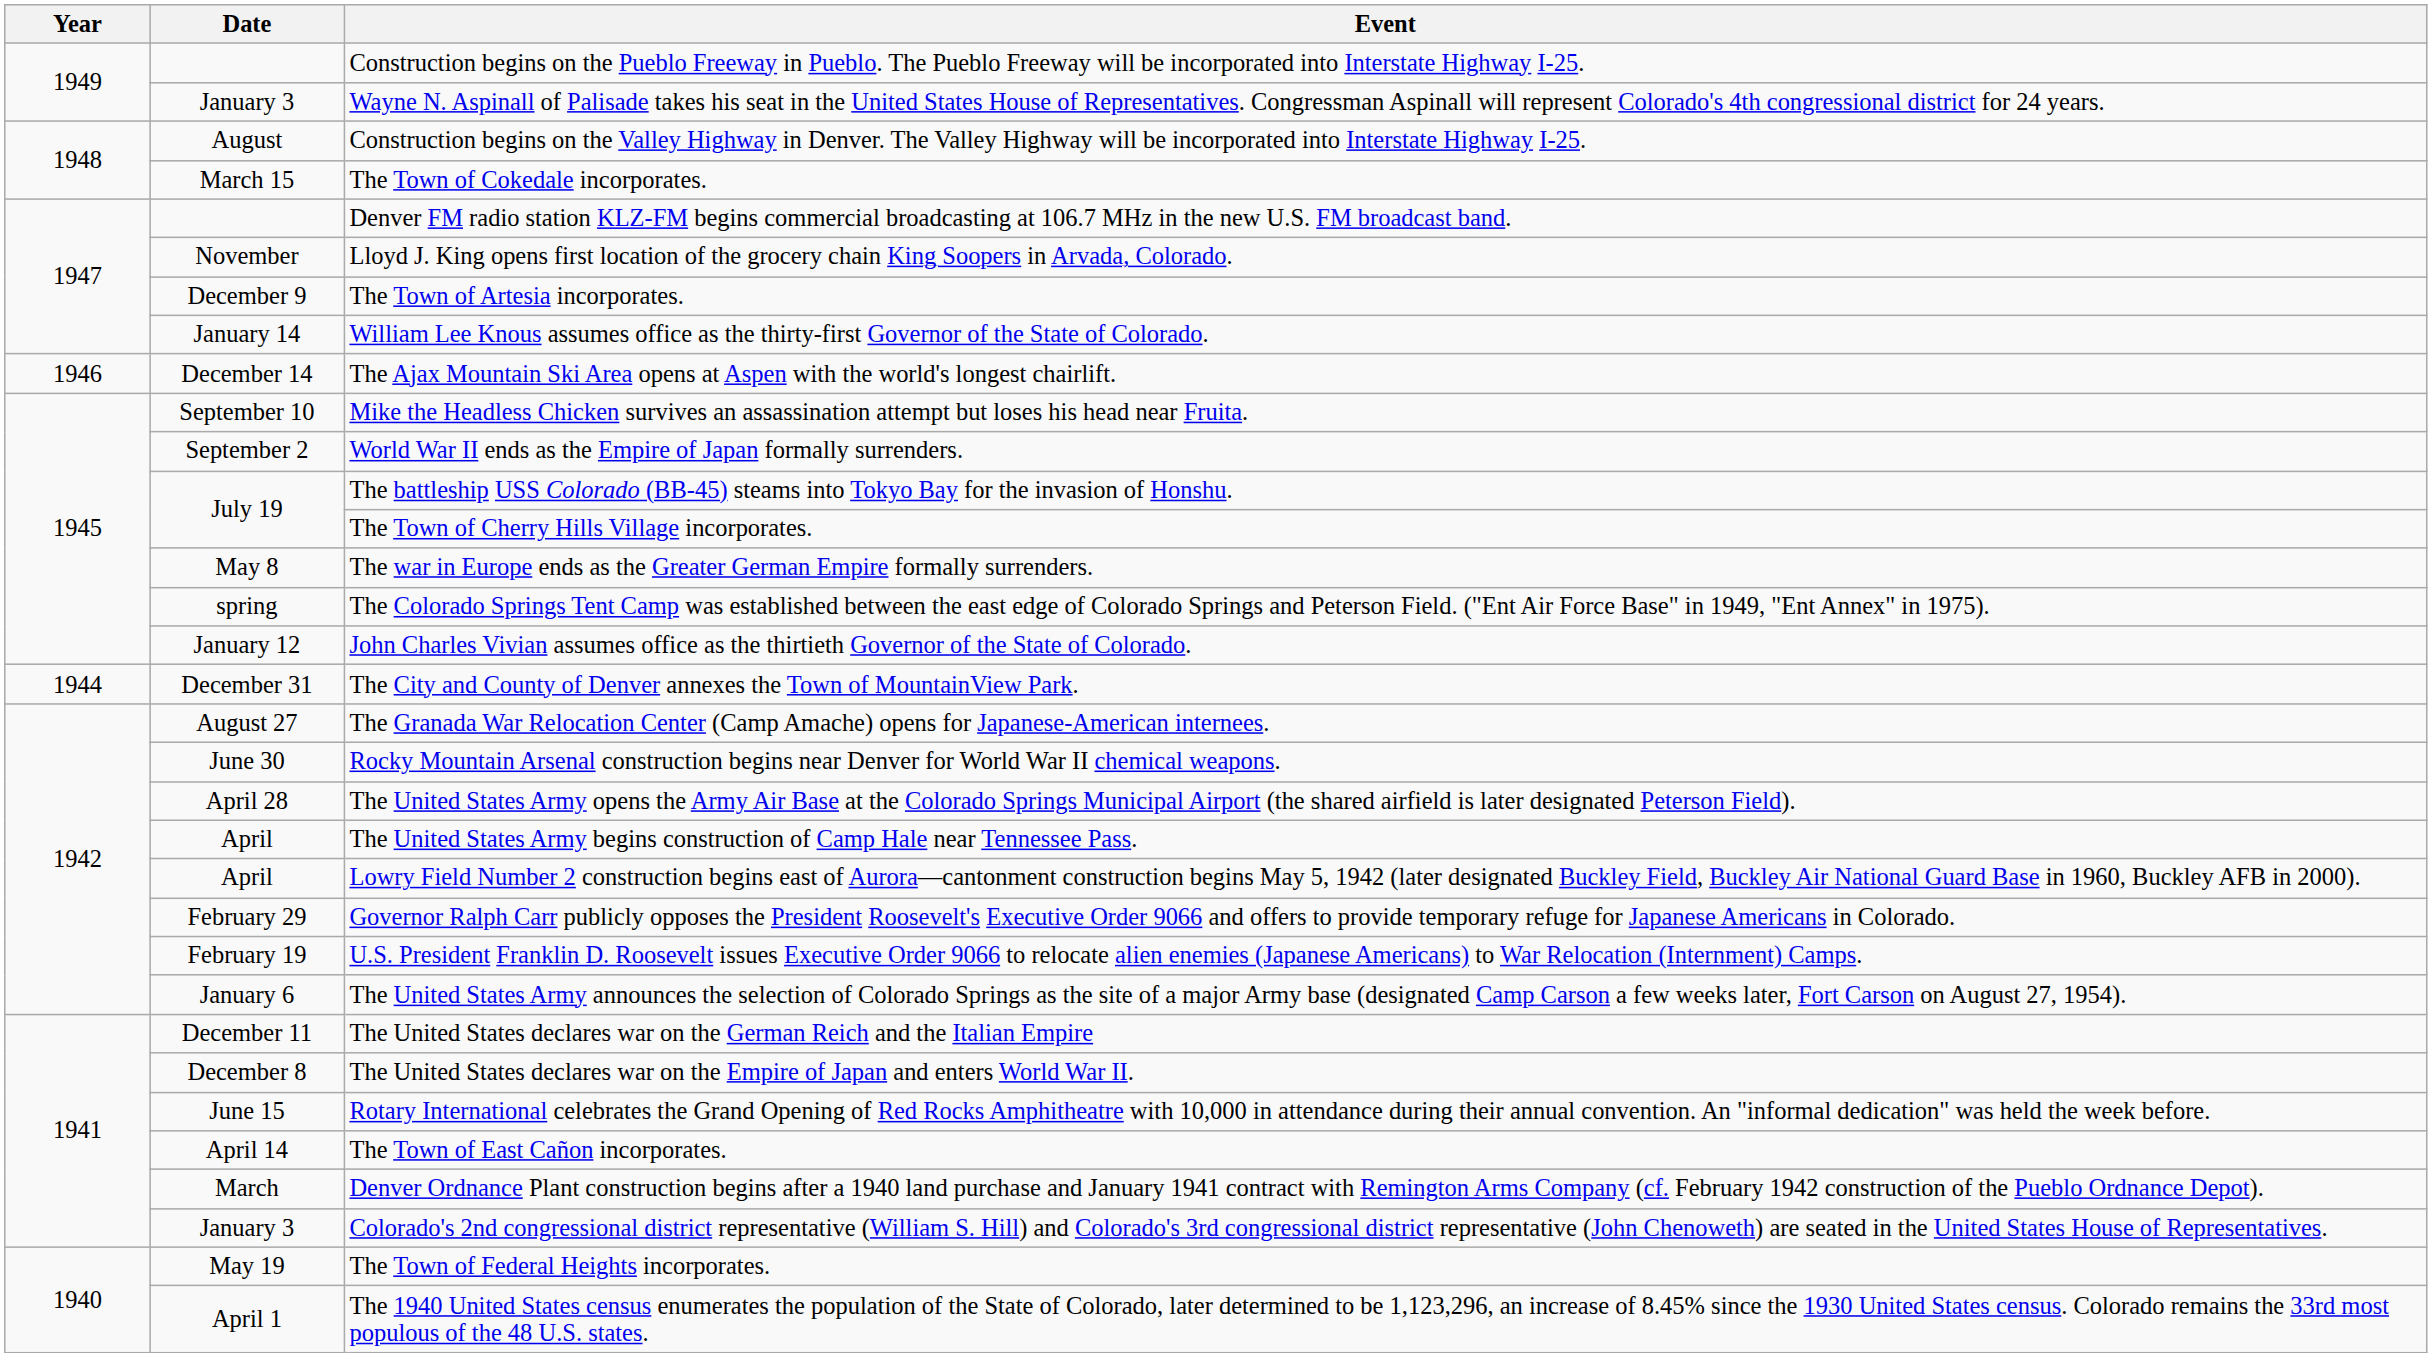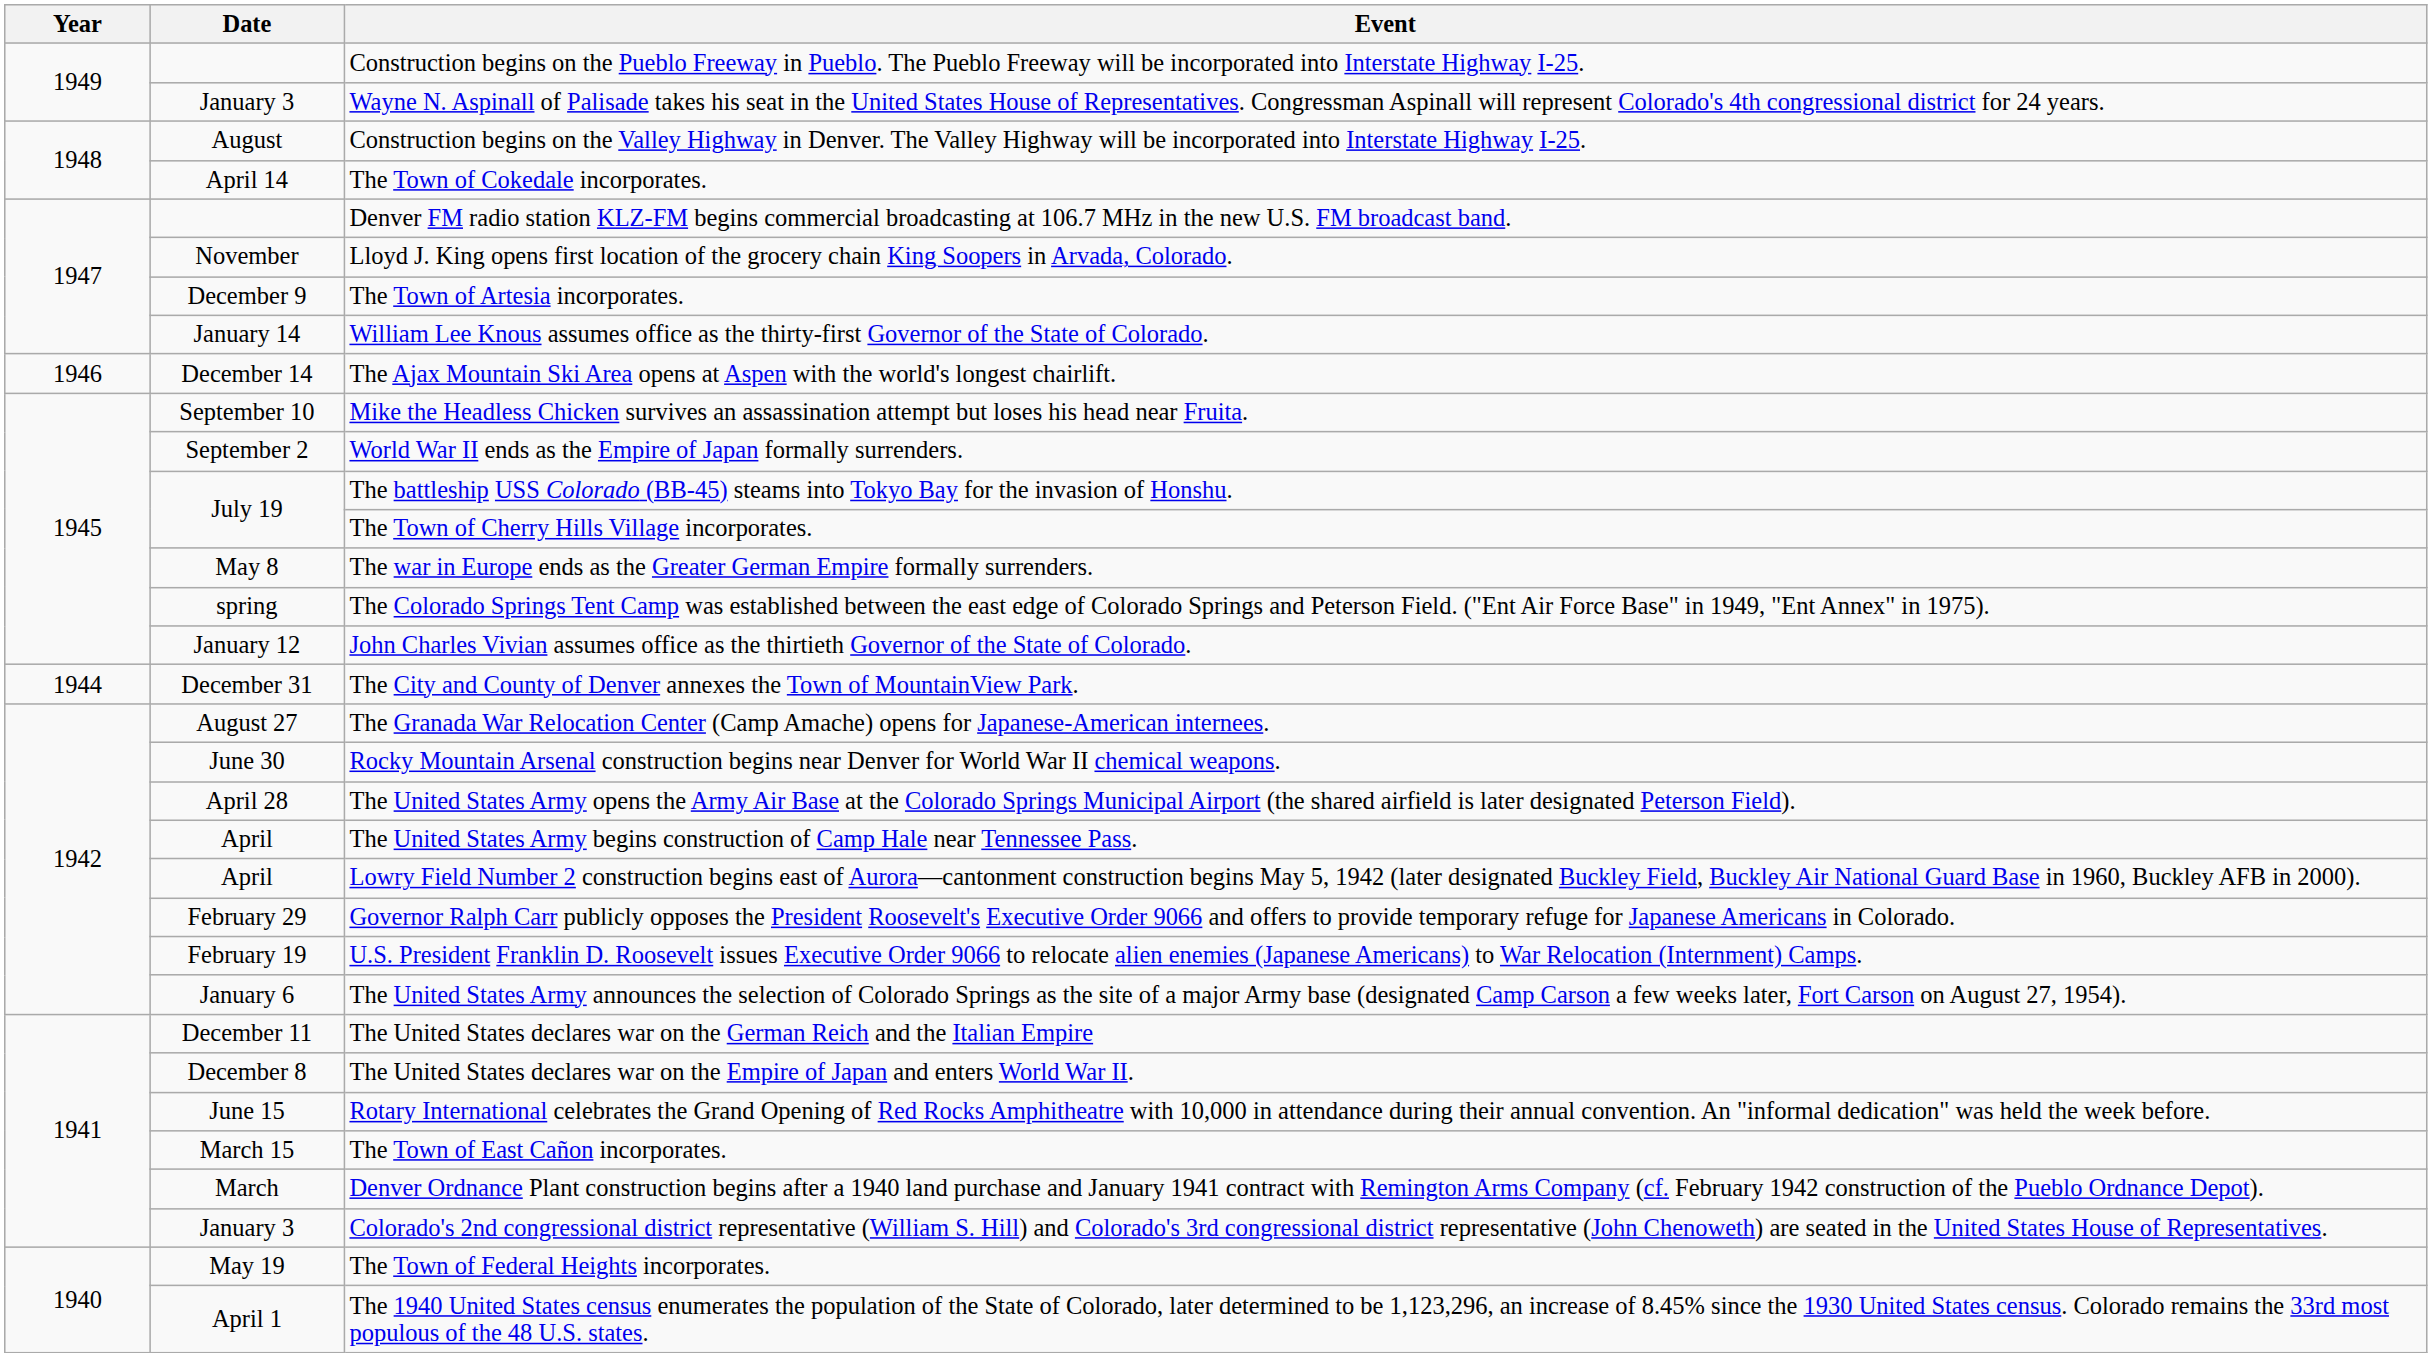(247, 179) March 15 -> (247, 179) April 14
(247, 1149) April 14 -> (247, 1149) March 15
